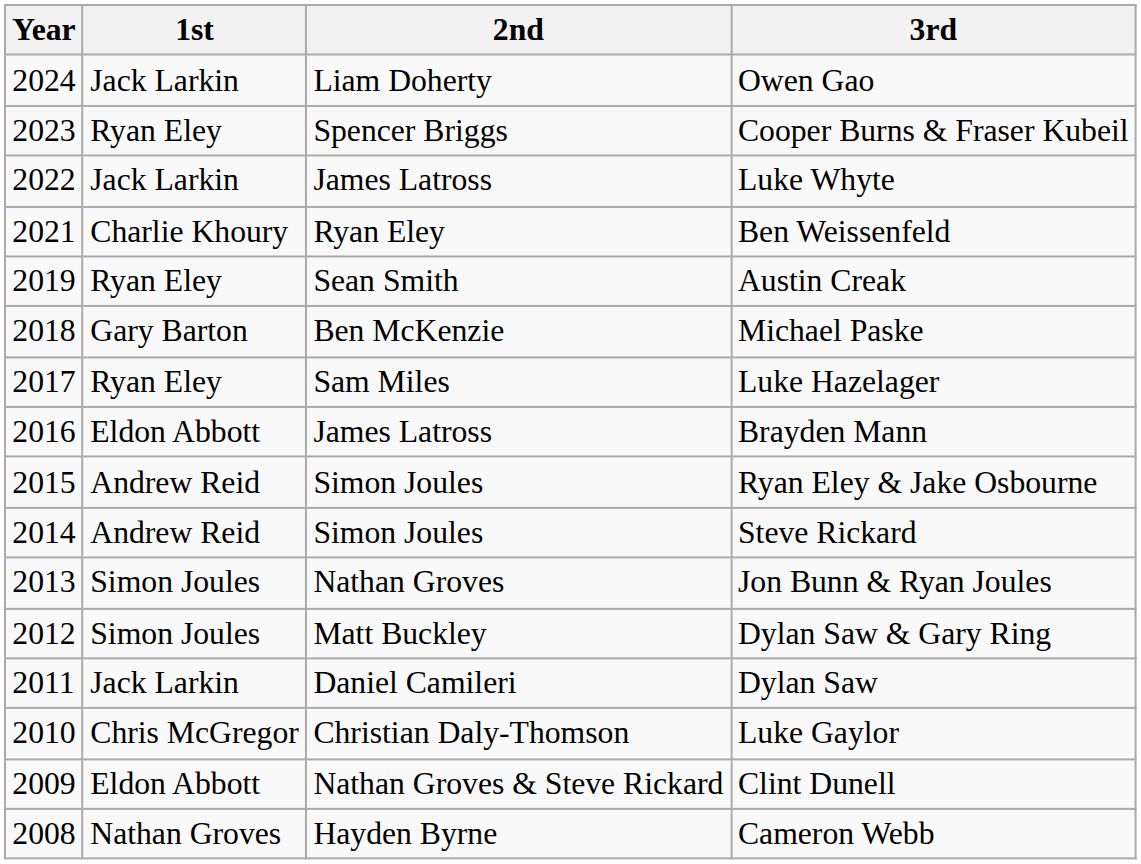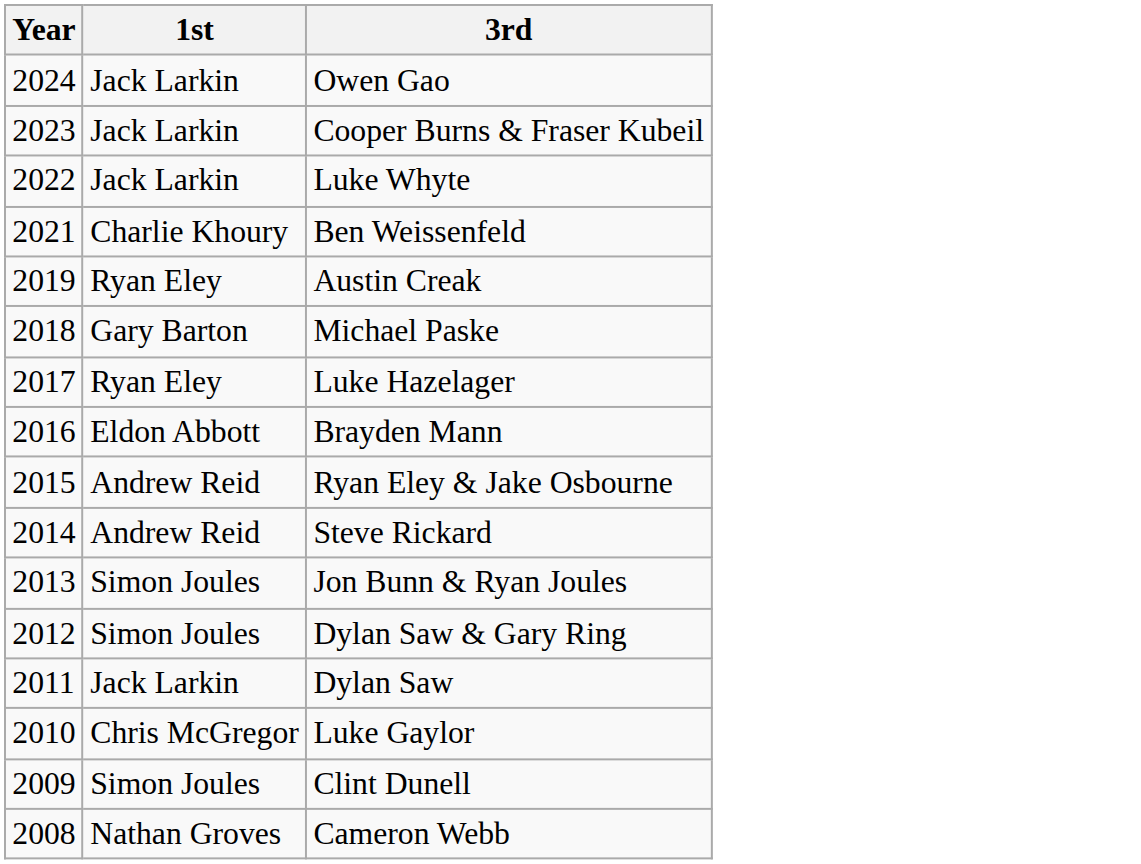- column: (518, 29)
(156, 130) Ryan Eley -> (165, 130) Jack Larkin
(175, 783) Eldon Abbott -> (175, 783) Simon Joules
